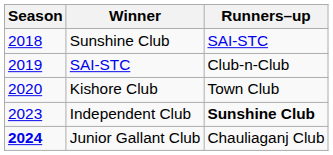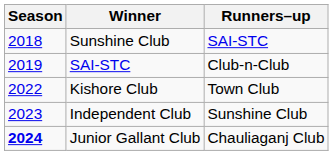(25, 89) 2020 -> (25, 89) 2022
(261, 114) bold -> (257, 114) normal
